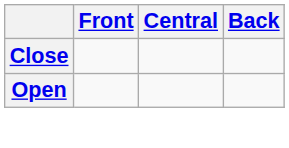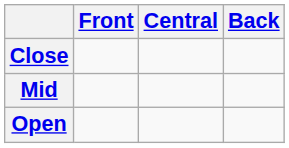+ row: (39, 90)
